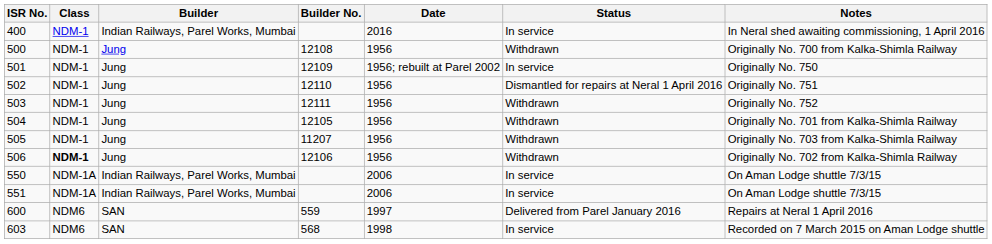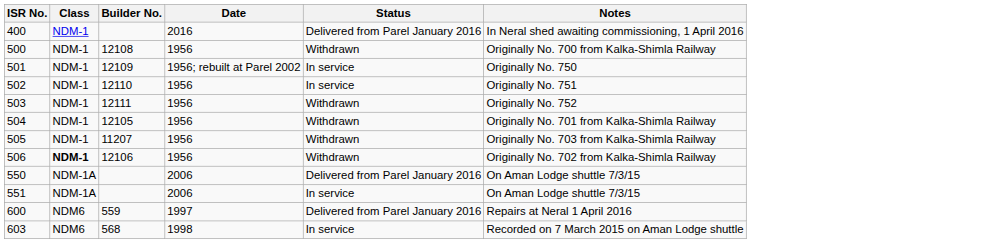- column: (199, 13)
(529, 31) In service -> (393, 31) Delivered from Parel January 2016
(614, 85) Dismantled for repairs at Neral 1 April 2016 -> (330, 85) In service
(529, 175) In service -> (393, 175) Delivered from Parel January 2016
